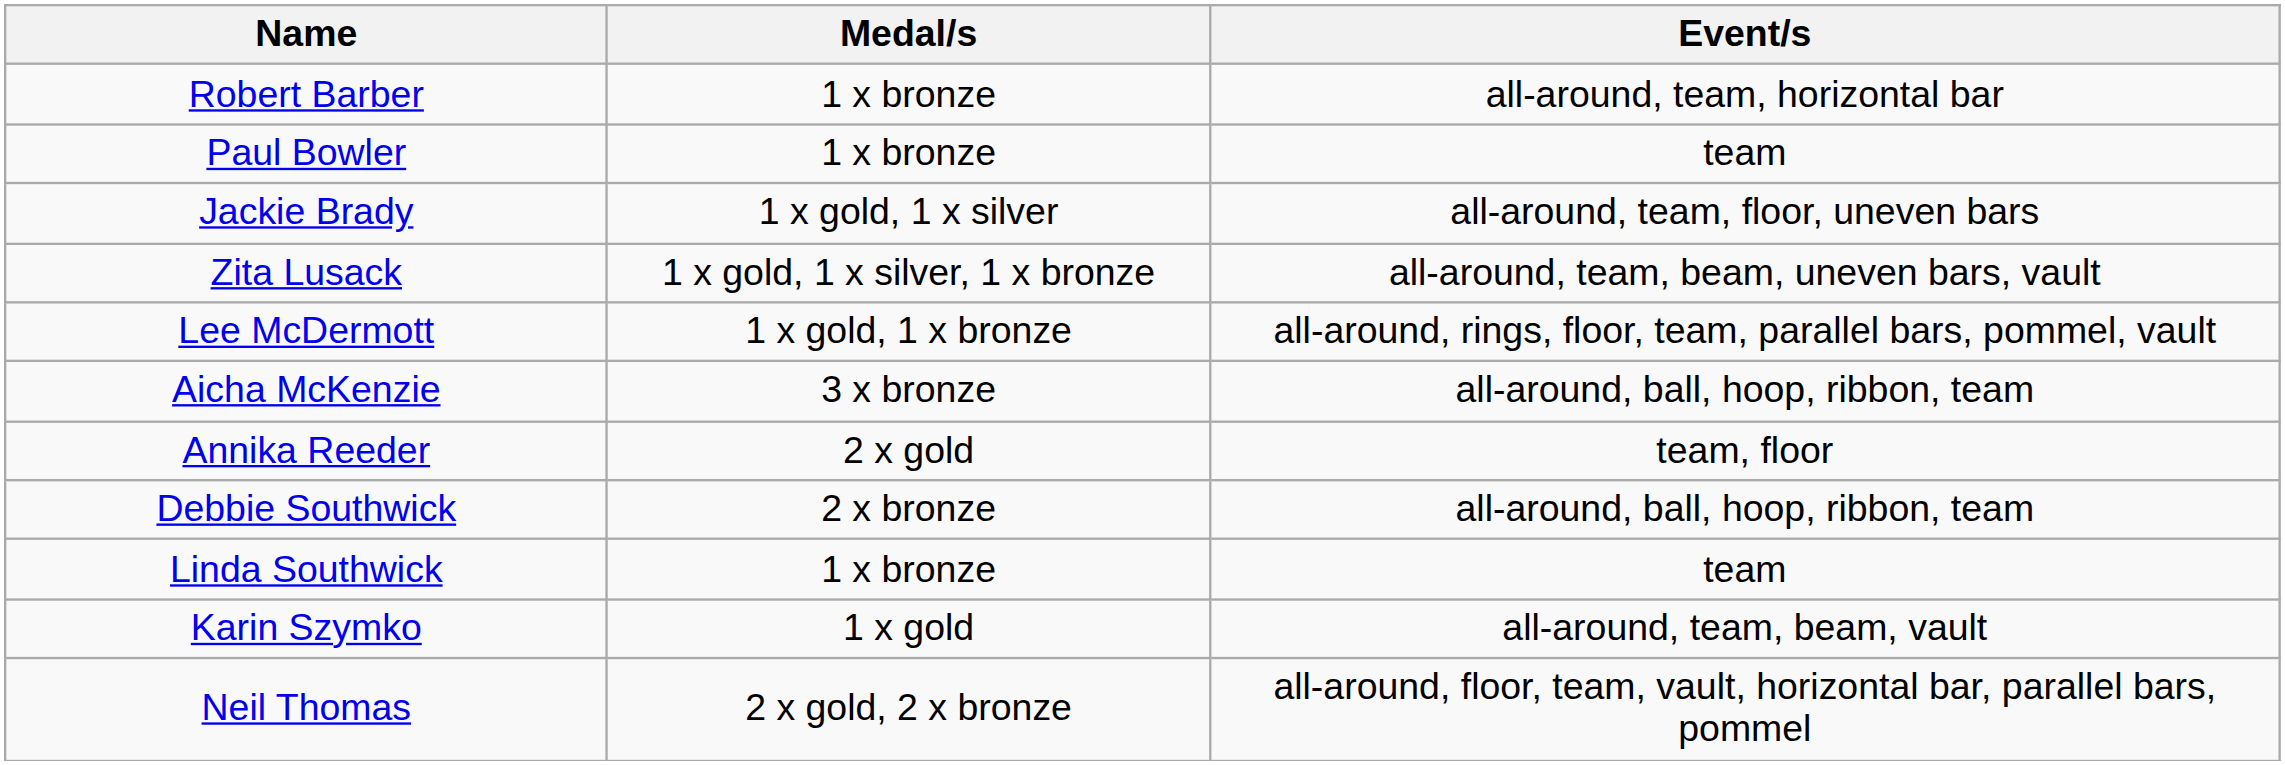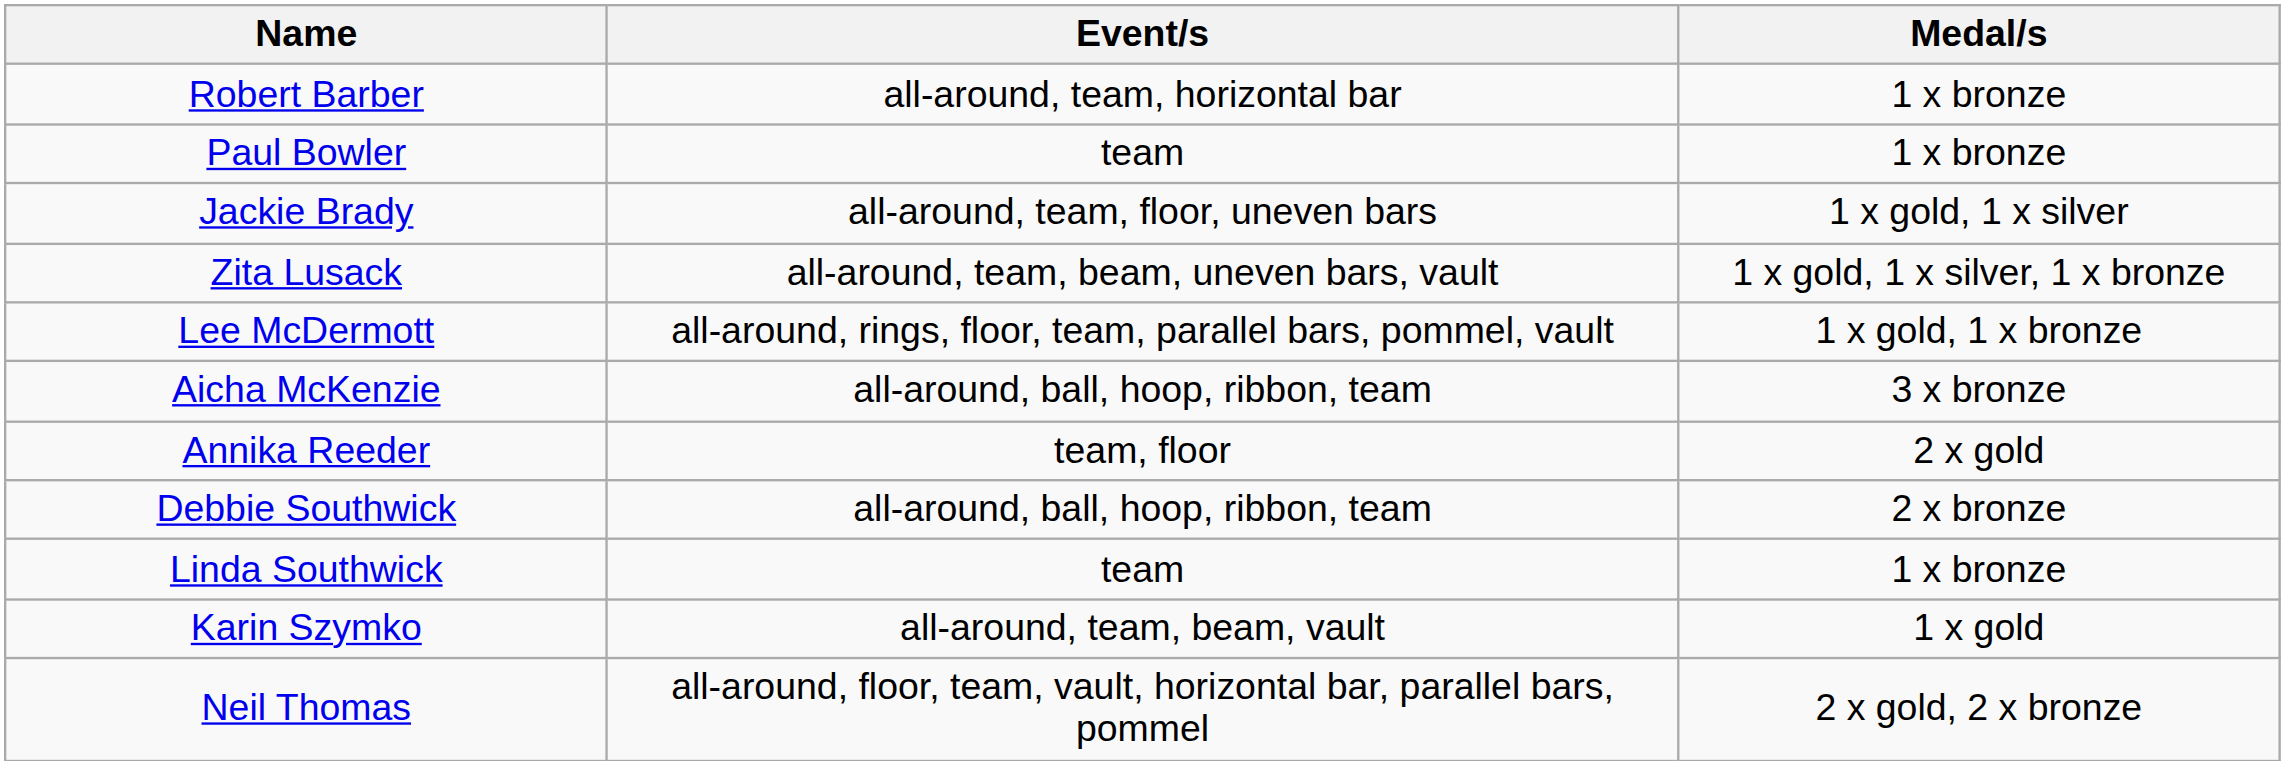columns swapped: (1745, 34) <-> (909, 34)
